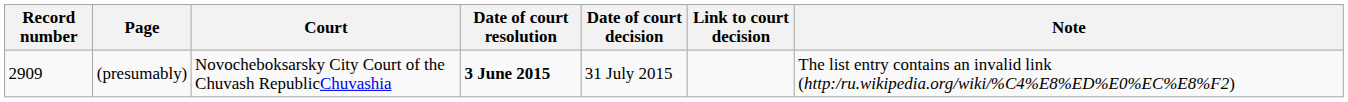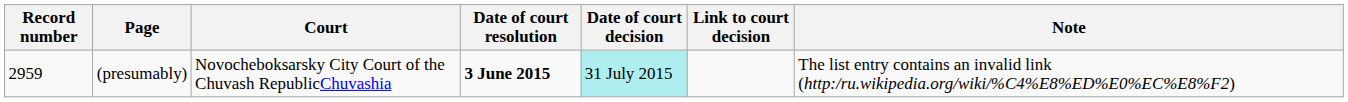(25, 73) 2909 -> (25, 73) 2959
(629, 73) no background -> (629, 73) paleturquoise background
